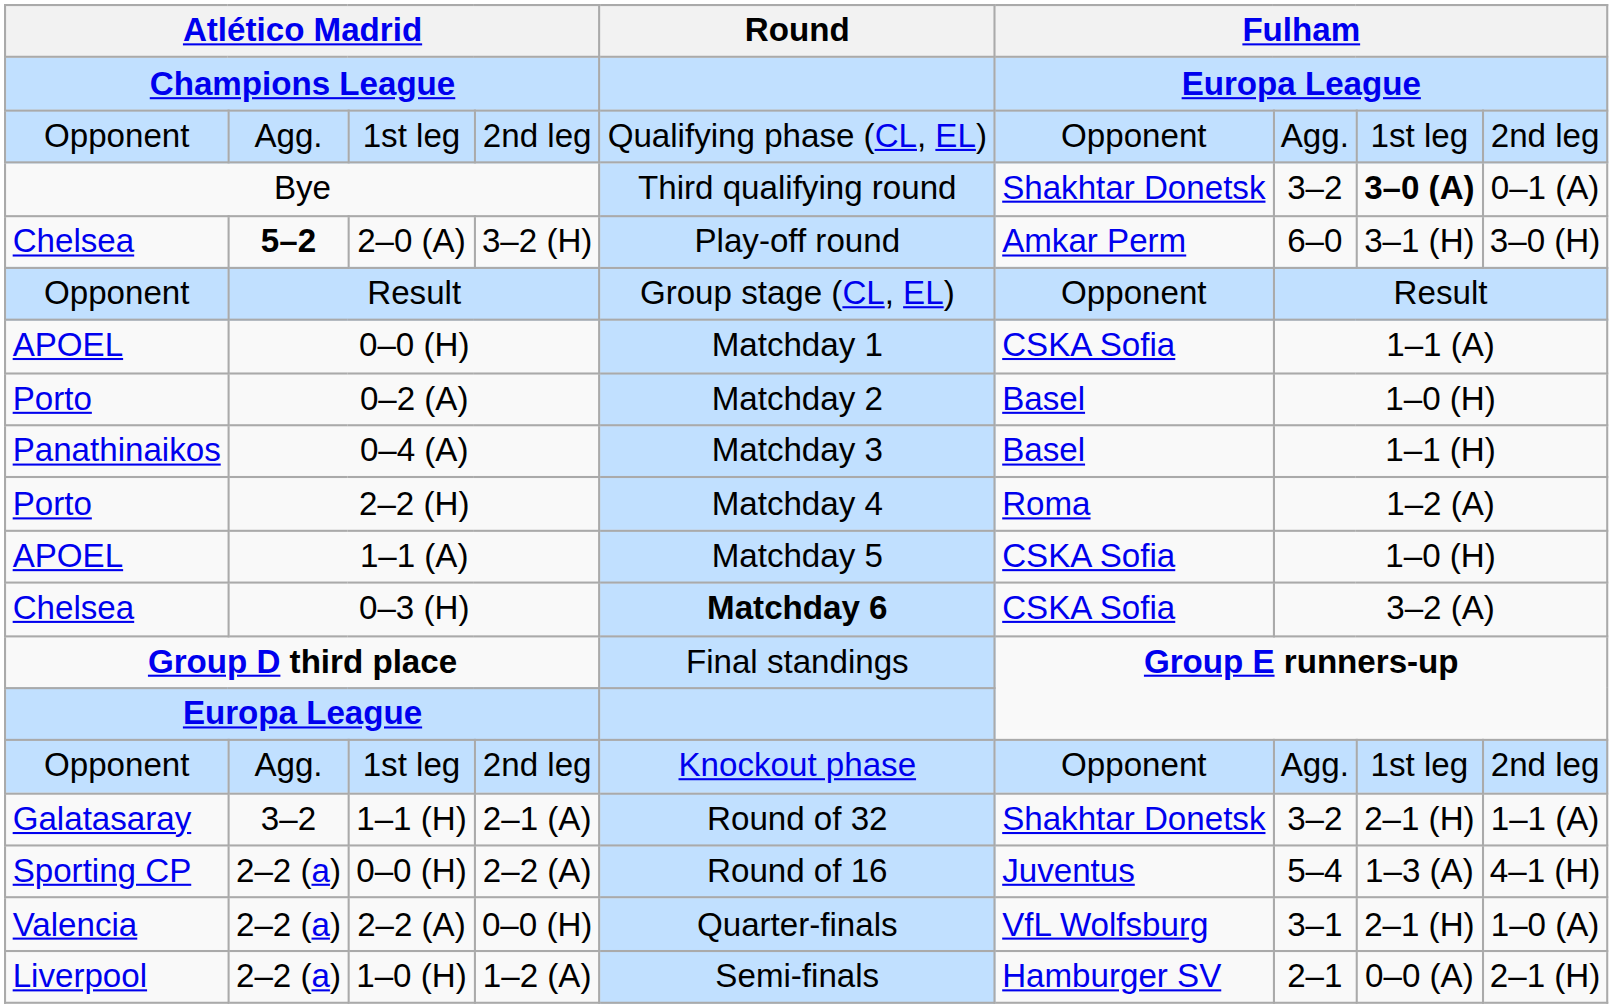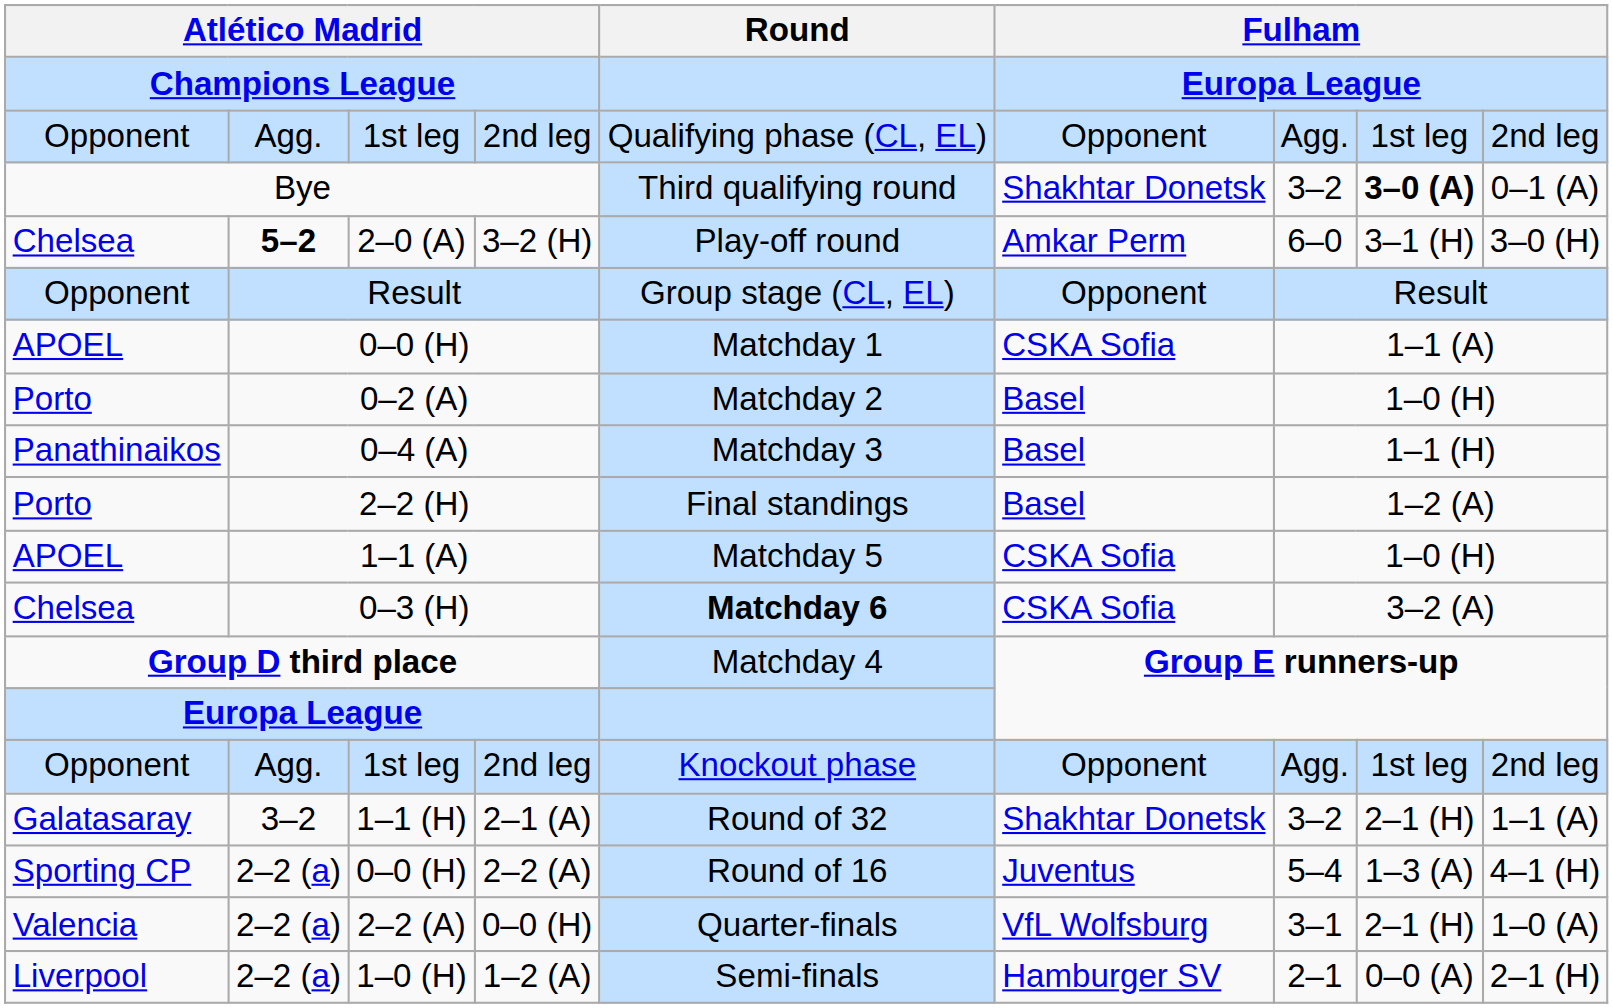(797, 503) Matchday 4 -> (797, 503) Final standings
(1046, 503) Roma -> (1044, 503) Basel
(797, 661) Final standings -> (797, 661) Matchday 4
